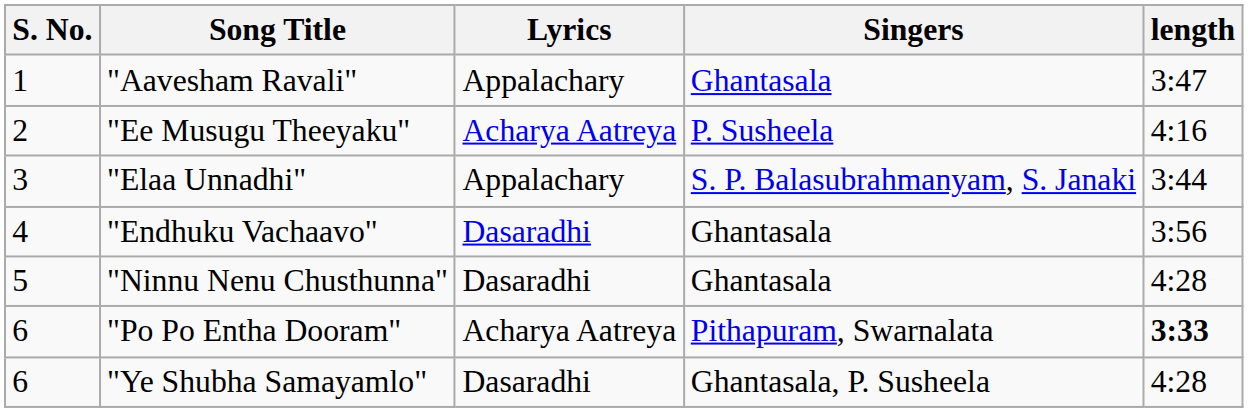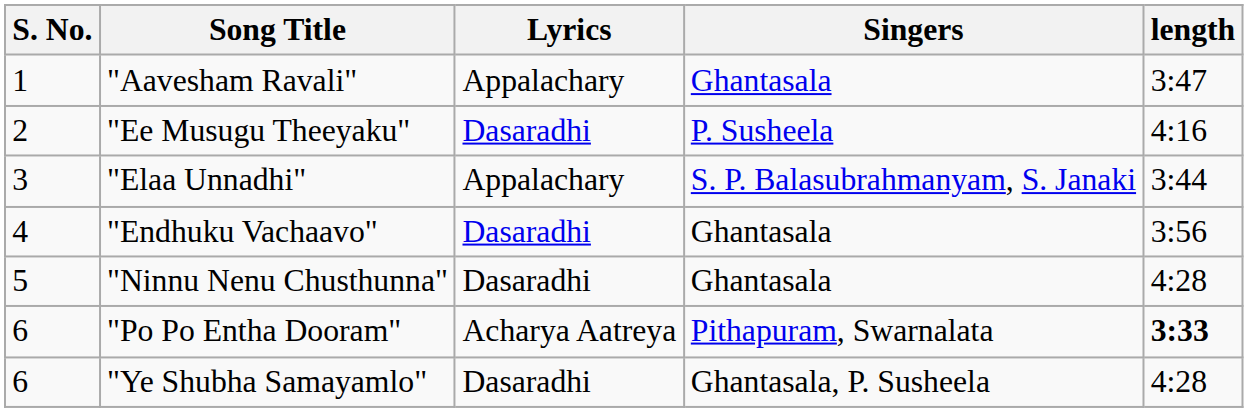(569, 130) Acharya Aatreya -> (527, 130) Dasaradhi
